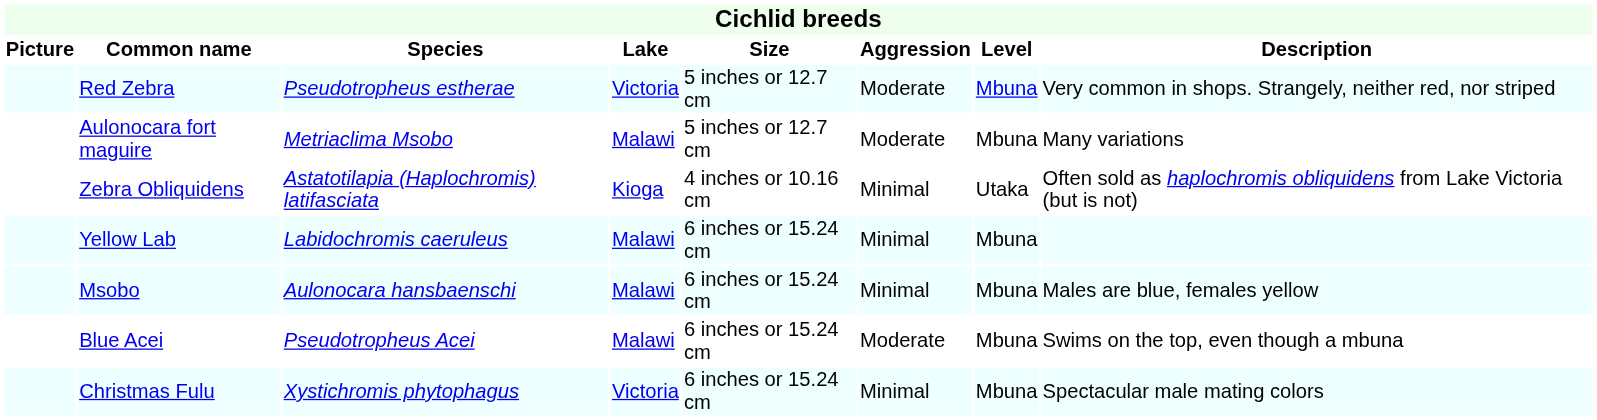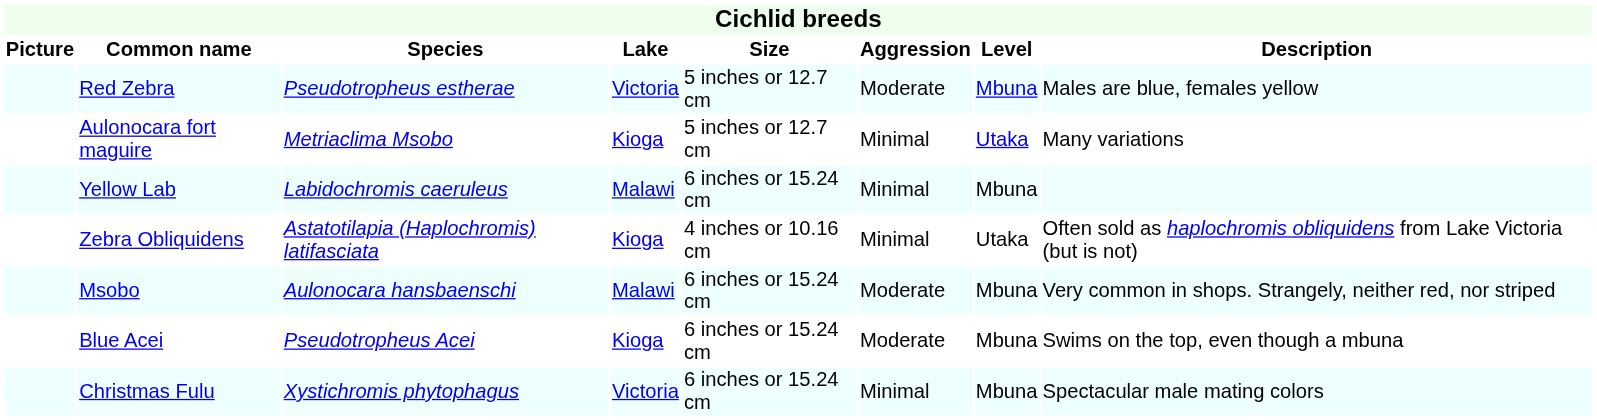(1299, 88) Very common in shops. Strangely, neither red, nor striped -> (1180, 88) Males are blue, females yellow
(643, 139) Malawi -> (638, 139) Kioga
(903, 139) Moderate -> (895, 139) Minimal
(1007, 139) Mbuna -> (1002, 139) Utaka
rows swapped: (128, 240) <-> (162, 189)
(895, 290) Minimal -> (903, 290) Moderate
(1180, 290) Males are blue, females yellow -> (1299, 290) Very common in shops. Strangely, neither red, nor striped
(643, 340) Malawi -> (638, 340) Kioga
